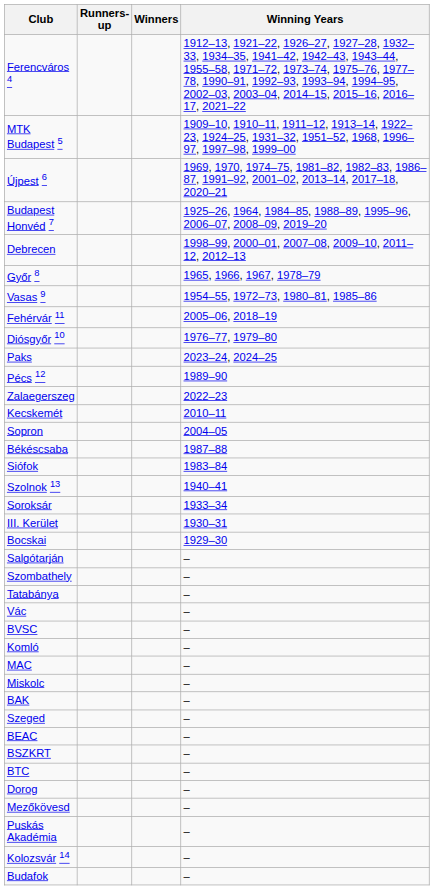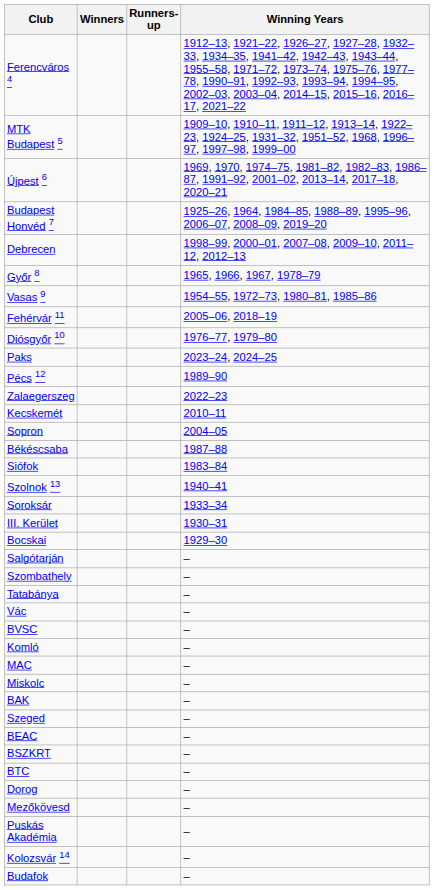columns swapped: (156, 19) <-> (105, 19)
